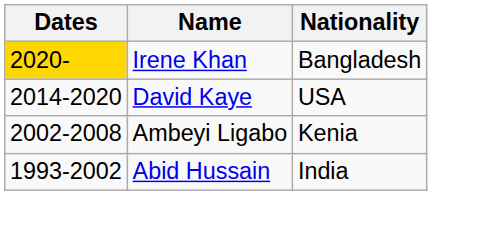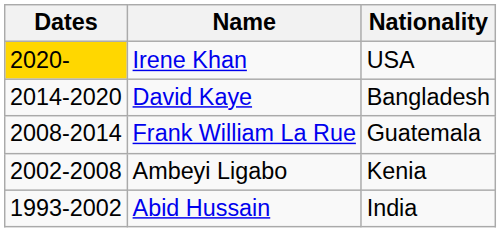(360, 60) Bangladesh -> (391, 60) USA
(322, 97) USA -> (428, 97) Bangladesh
+ row: (244, 134)
